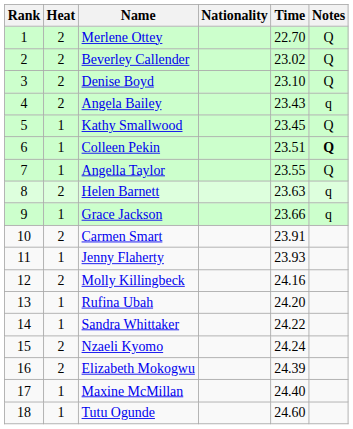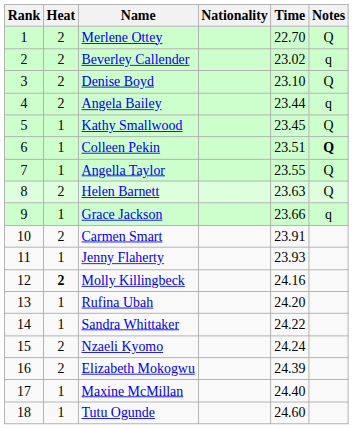(329, 59) Q -> (329, 59) q
(290, 103) 23.43 -> (290, 103) 23.44
(329, 192) q -> (329, 192) Q
(61, 280) normal -> (61, 280) bold
